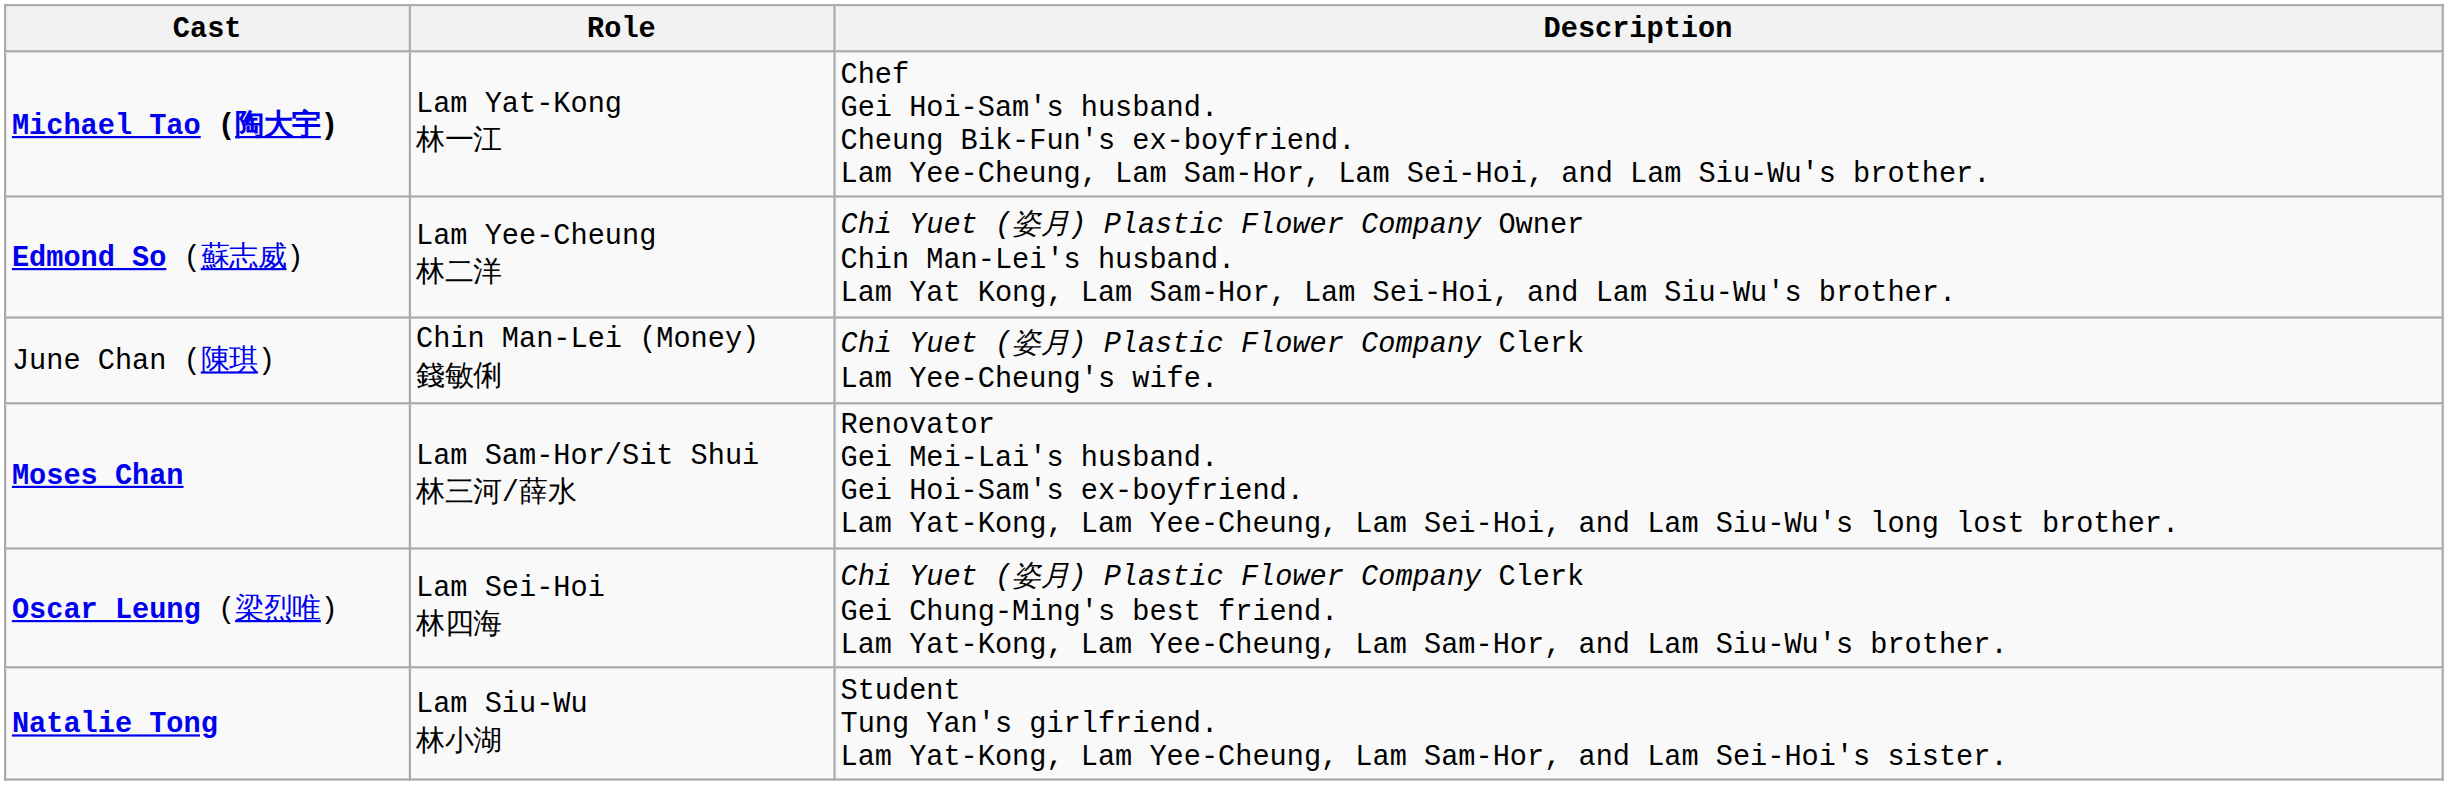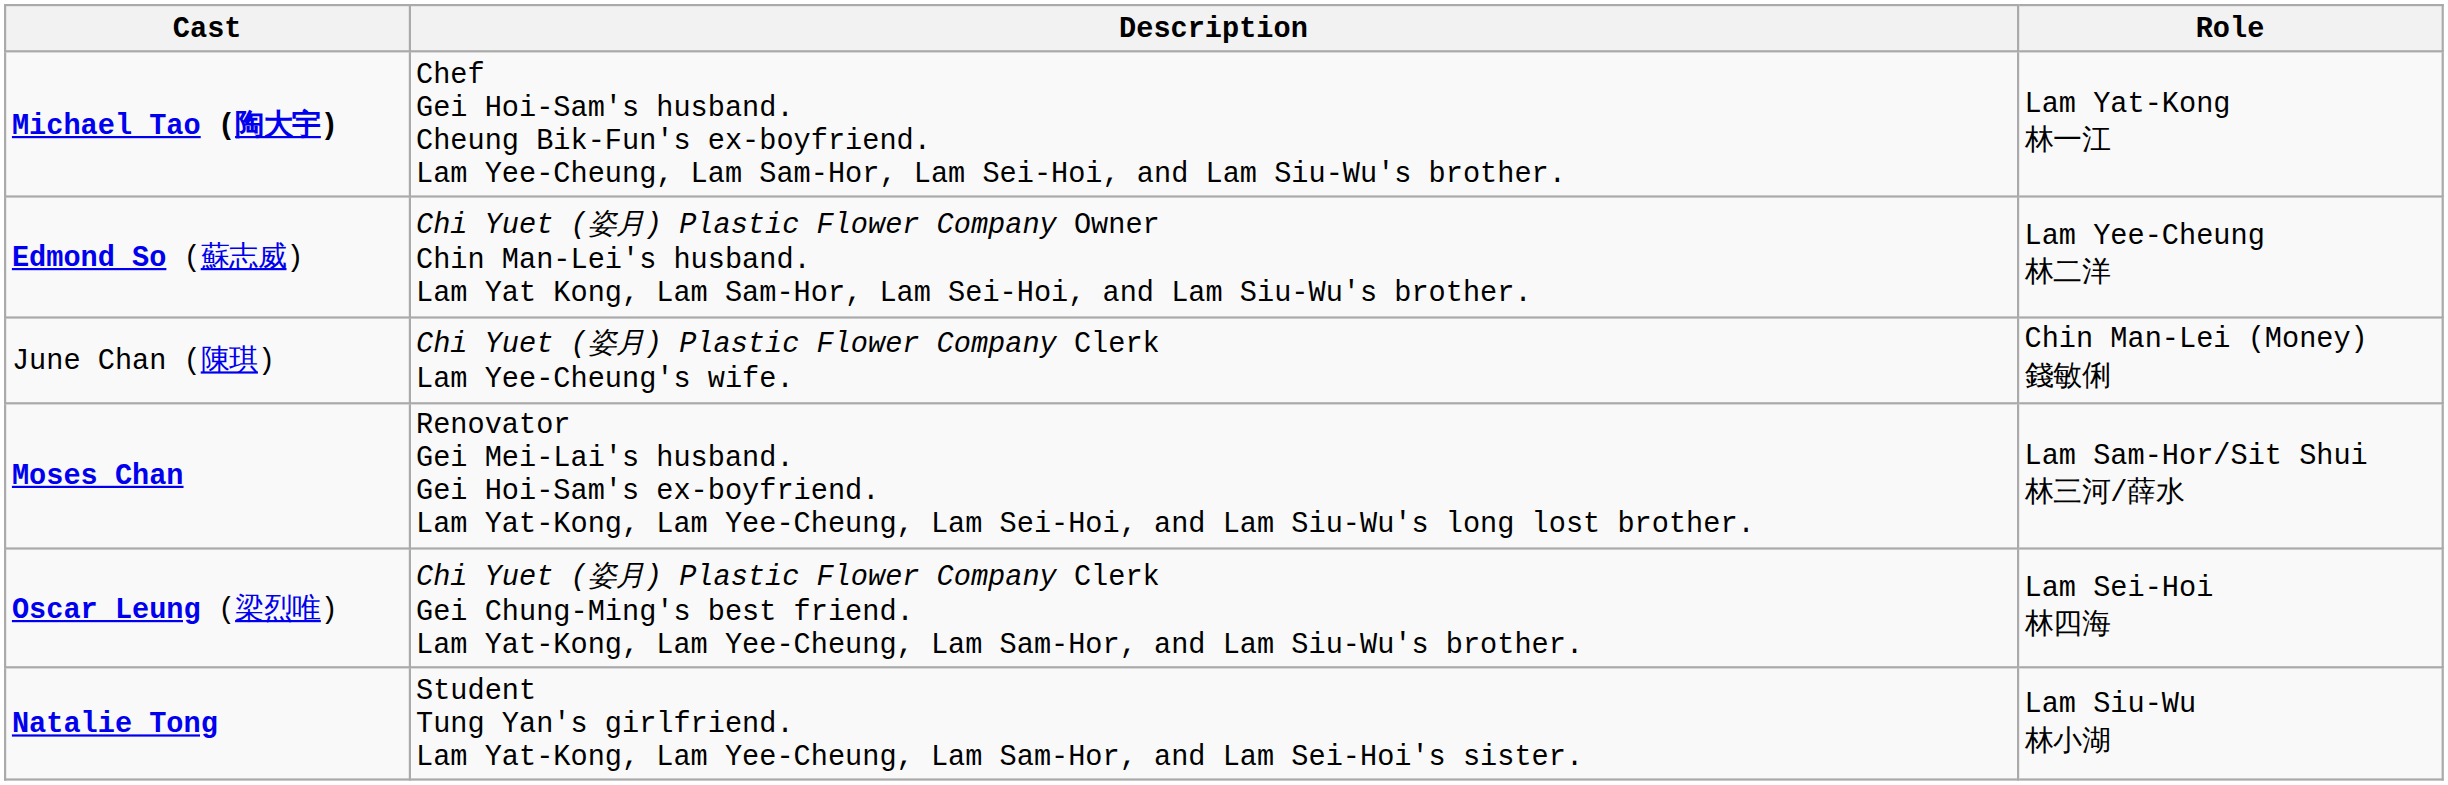columns swapped: (621, 28) <-> (1638, 28)
